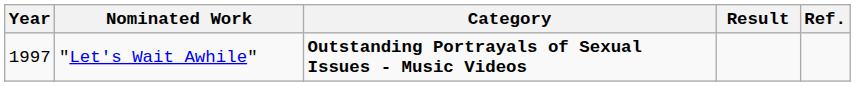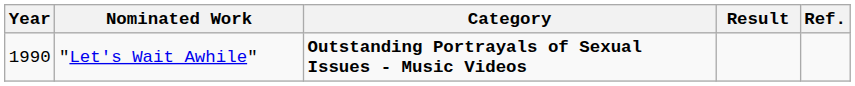(30, 57) 1997 -> (30, 57) 1990
